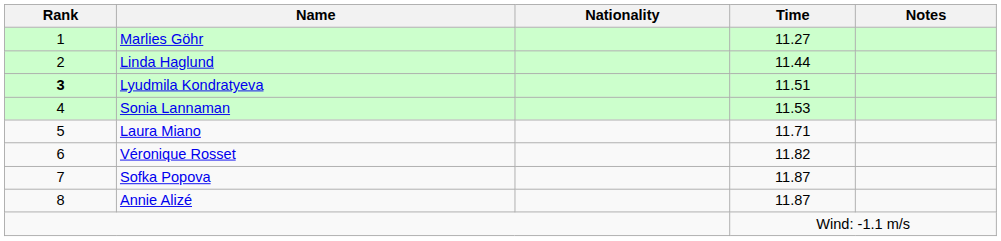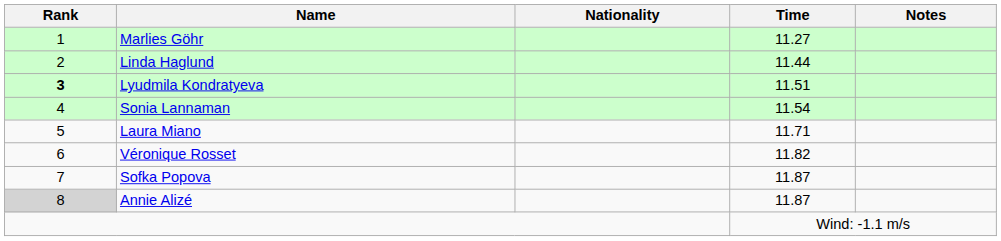(793, 108) 11.53 -> (793, 108) 11.54
(61, 200) no background -> (61, 200) lightgrey background
